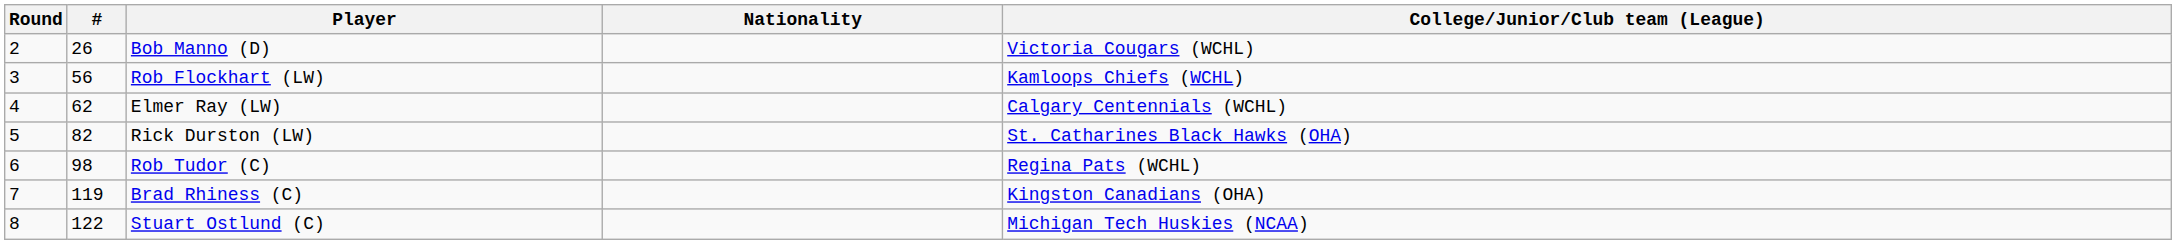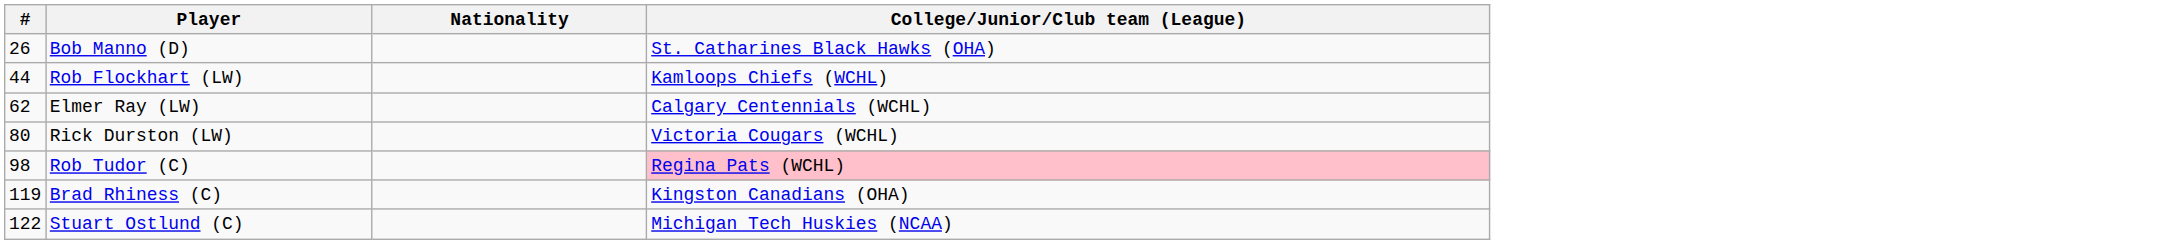- column: (36, 19)
(1131, 49) Victoria Cougars (WCHL) -> (823, 49) St. Catharines Black Hawks (OHA)
(82, 78) 56 -> (20, 78) 44
(82, 136) 82 -> (20, 136) 80
(1179, 136) St. Catharines Black Hawks (OHA) -> (775, 136) Victoria Cougars (WCHL)
(1104, 166) no background -> (748, 166) pink background
